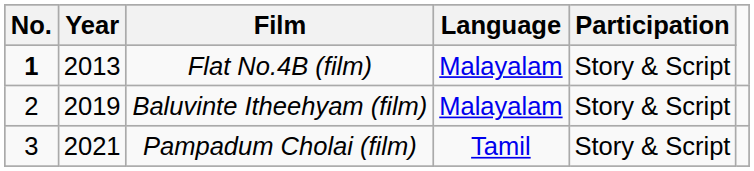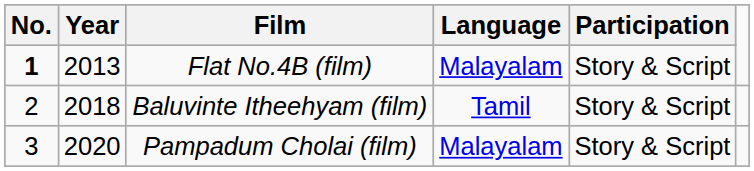(92, 106) 2019 -> (92, 106) 2018
(501, 106) Malayalam -> (501, 106) Tamil
(92, 147) 2021 -> (92, 147) 2020
(501, 147) Tamil -> (501, 147) Malayalam
